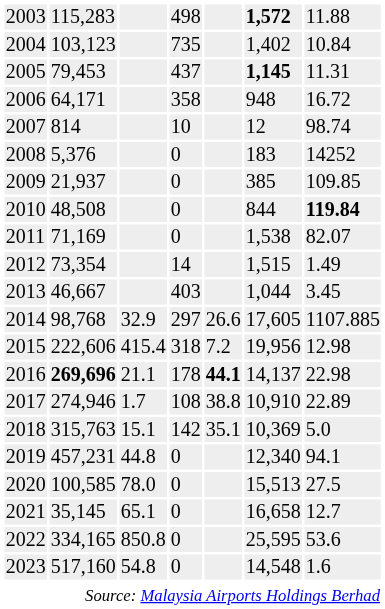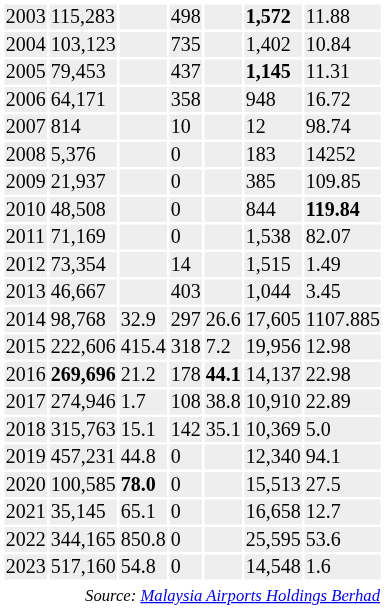(138, 374) 21.1 -> (138, 374) 21.2
(138, 484) normal -> (138, 484) bold
(83, 539) 334,165 -> (83, 539) 344,165
